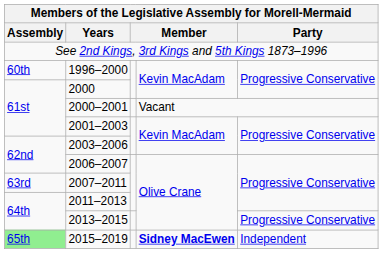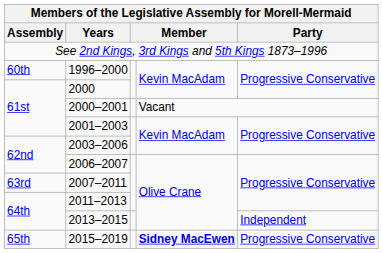(308, 220) Progressive Conservative -> (273, 220) Independent
(19, 239) lightgreen background -> (19, 239) no background
(273, 239) Independent -> (308, 239) Progressive Conservative
